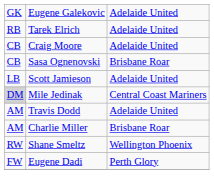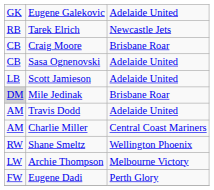(144, 29) Adelaide United -> (140, 29) Newcastle Jets
(144, 45) Adelaide United -> (139, 45) Brisbane Roar
(139, 62) Brisbane Roar -> (144, 62) Adelaide United
(158, 95) Central Coast Mariners -> (139, 95) Brisbane Roar
(139, 128) Brisbane Roar -> (158, 128) Central Coast Mariners
+ row: (66, 161)
